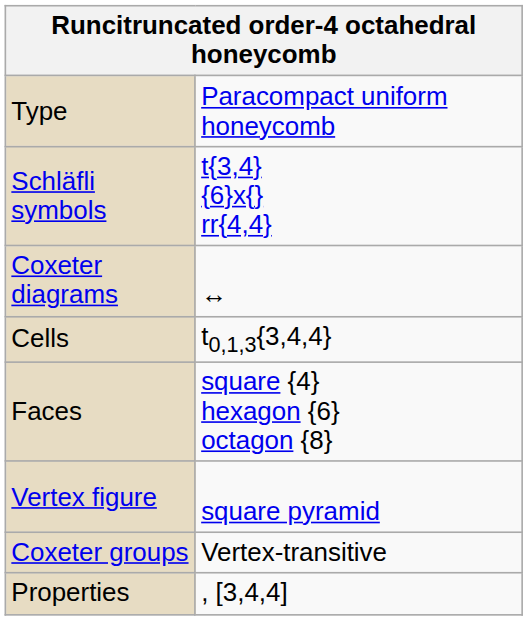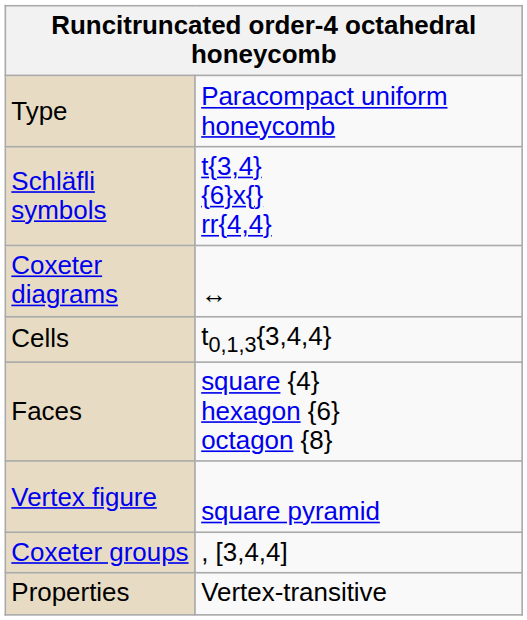(294, 552) Vertex-transitive -> (244, 552) , [3,4,4]
(244, 593) , [3,4,4] -> (294, 593) Vertex-transitive
